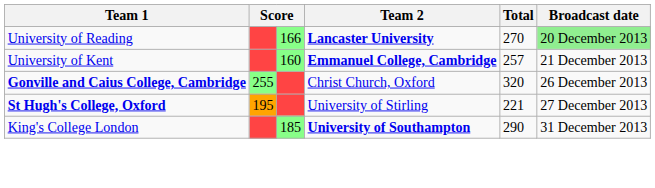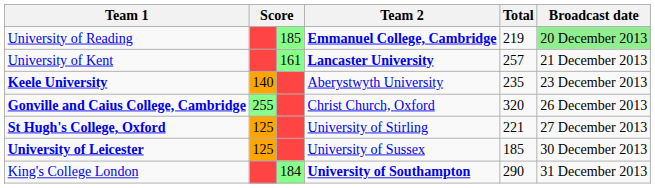(291, 37) 166 -> (291, 37) 185
(371, 37) Lancaster University -> (402, 37) Emmanuel College, Cambridge
(514, 37) 270 -> (514, 37) 219
(291, 60) 160 -> (291, 60) 161
(402, 60) Emmanuel College, Cambridge -> (371, 60) Lancaster University
+ row: (58, 82)
(263, 104) 195 -> (263, 127) 125
+ row: (76, 149)
(291, 127) 185 -> (291, 171) 184
